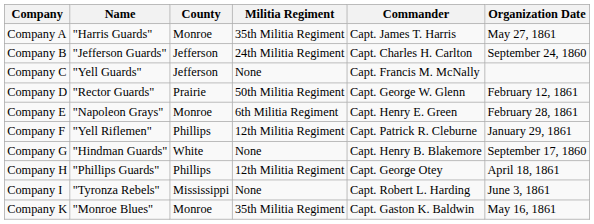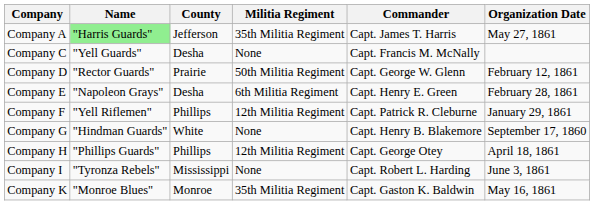(113, 33) no background -> (113, 33) lightgreen background
(193, 33) Monroe -> (196, 33) Jefferson
- row: (37, 53)
(196, 72) Jefferson -> (188, 53) Desha
(193, 111) Monroe -> (188, 92) Desha
